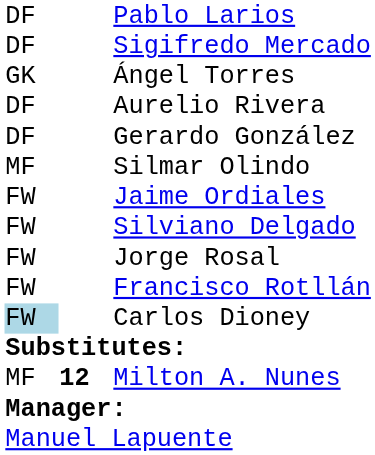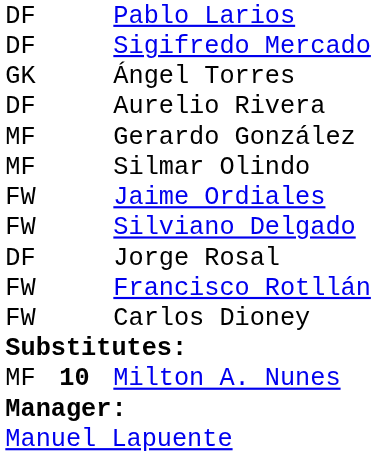(20, 137) DF -> (20, 137) MF
(20, 258) FW -> (20, 258) DF
(20, 319) lightblue background -> (20, 319) no background
(74, 379) 12 -> (74, 379) 10
